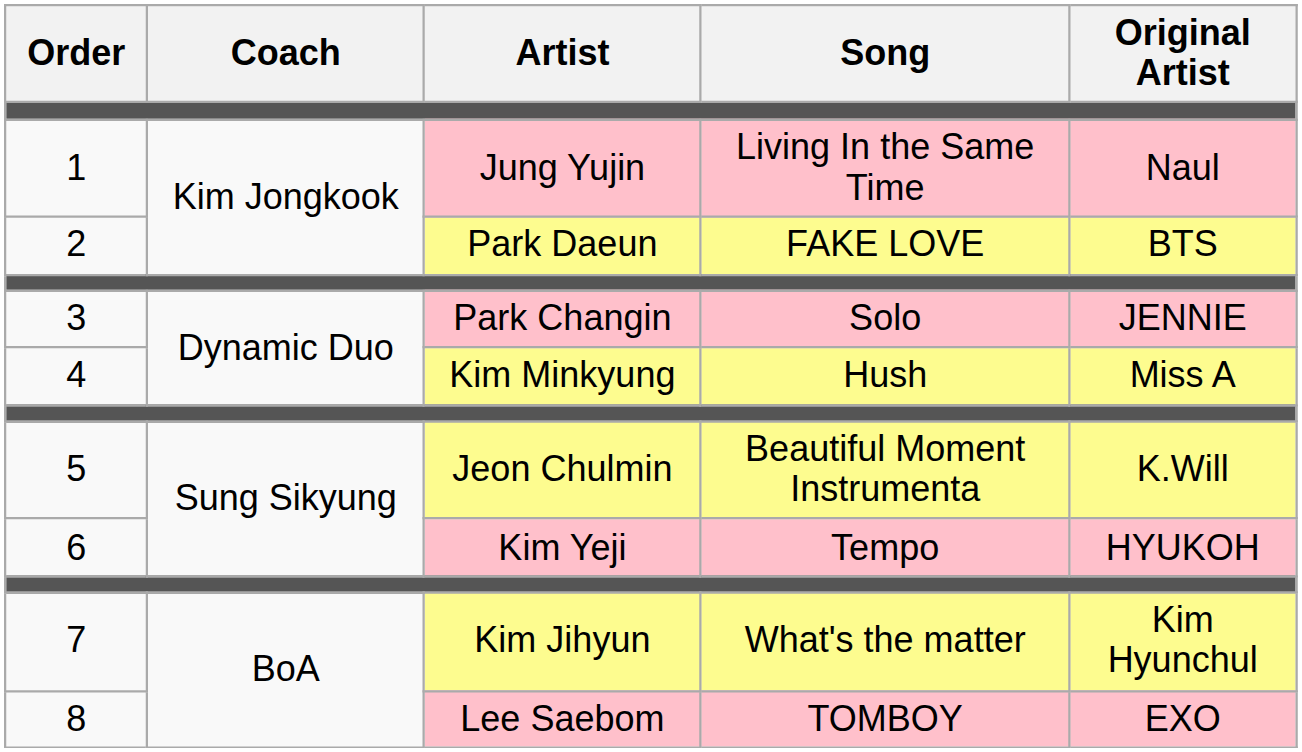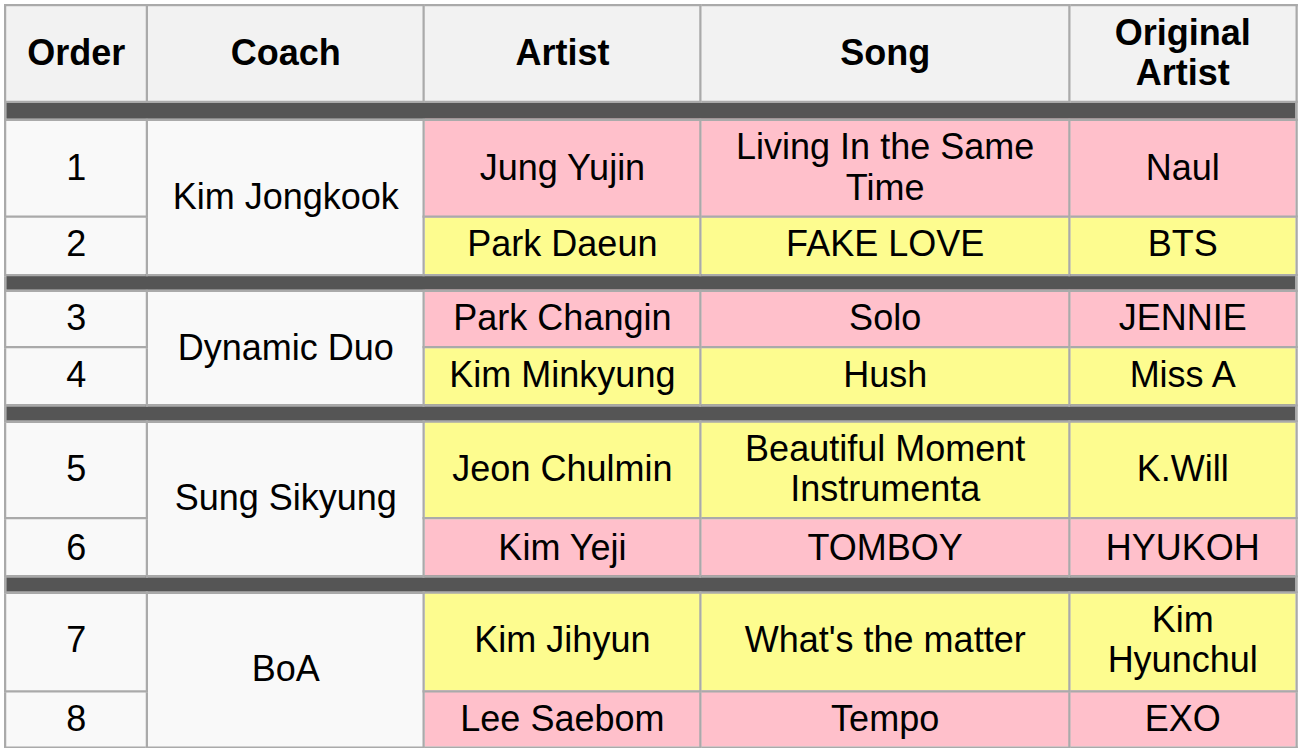(885, 546) Tempo -> (885, 546) TOMBOY
(885, 718) TOMBOY -> (885, 718) Tempo
